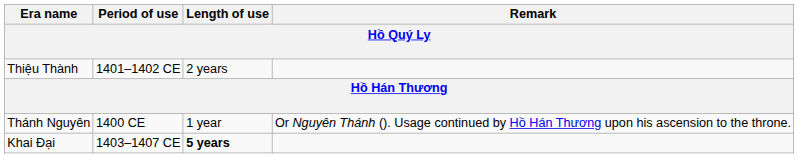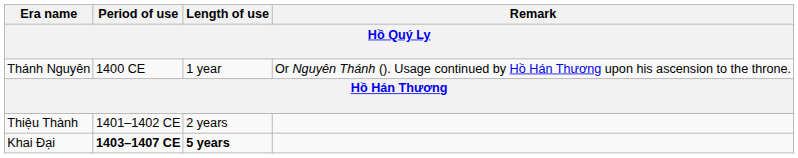rows swapped: (49, 123) <-> (43, 68)
(138, 143) normal -> (138, 143) bold
